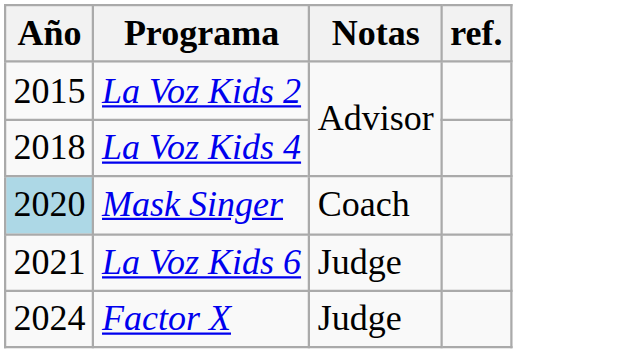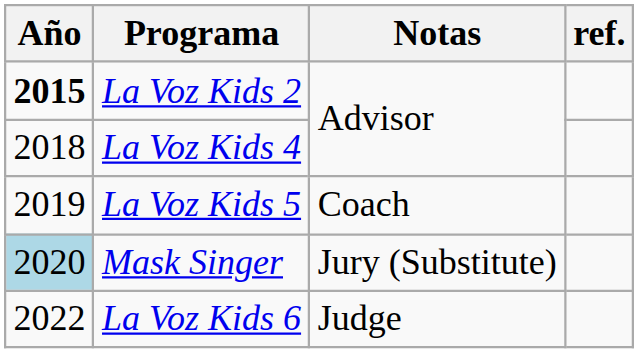(49, 90) normal -> (49, 90) bold
+ row: (202, 204)
(364, 204) Coach -> (437, 261) Jury (Substitute)
(49, 261) 2021 -> (49, 318) 2022
- row: (167, 318)
